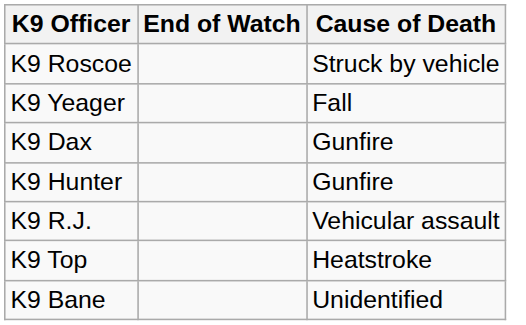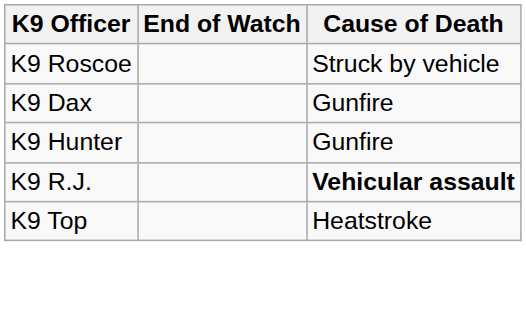- row: (68, 102)
(406, 220) normal -> (414, 181) bold
- row: (58, 299)
